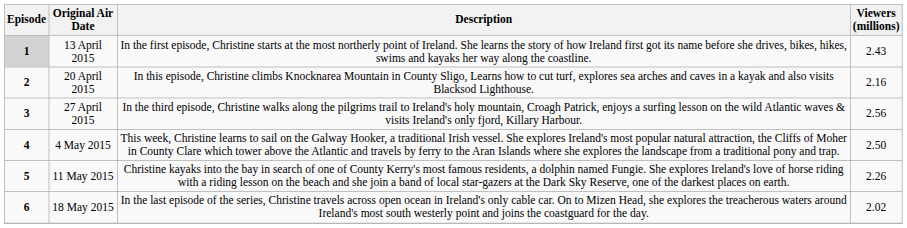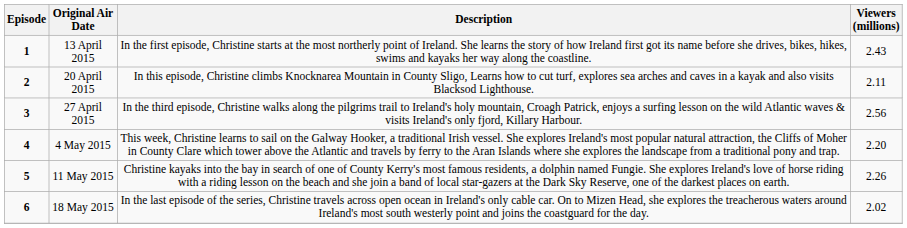(27, 51) lightgrey background -> (27, 51) no background
(876, 82) 2.16 -> (876, 82) 2.11
(876, 145) 2.50 -> (876, 145) 2.20
